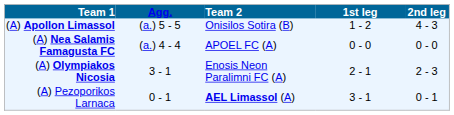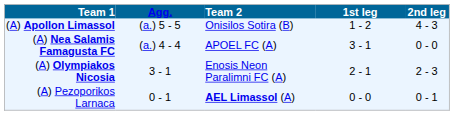(360, 45) 0 - 0 -> (360, 45) 3 - 1
(360, 97) 3 - 1 -> (360, 97) 0 - 0
